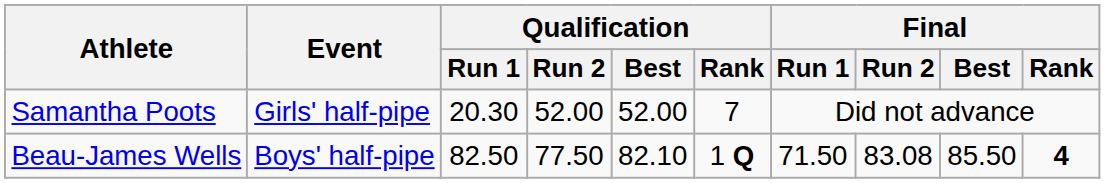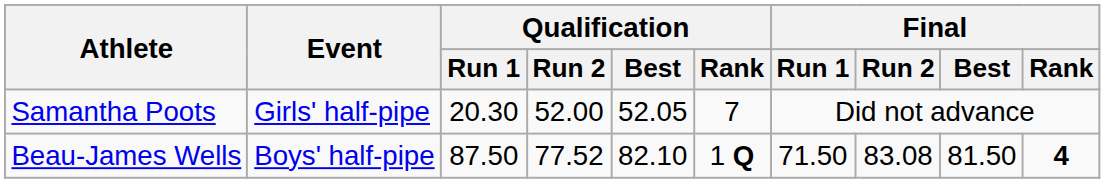(653, 112) 52.00 -> (653, 112) 52.05
(484, 156) 82.50 -> (484, 156) 87.50
(569, 156) 77.50 -> (569, 156) 77.52
(982, 156) 85.50 -> (982, 156) 81.50
